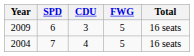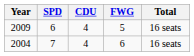(86, 28) 3 -> (86, 28) 4
(122, 43) 5 -> (122, 43) 6
